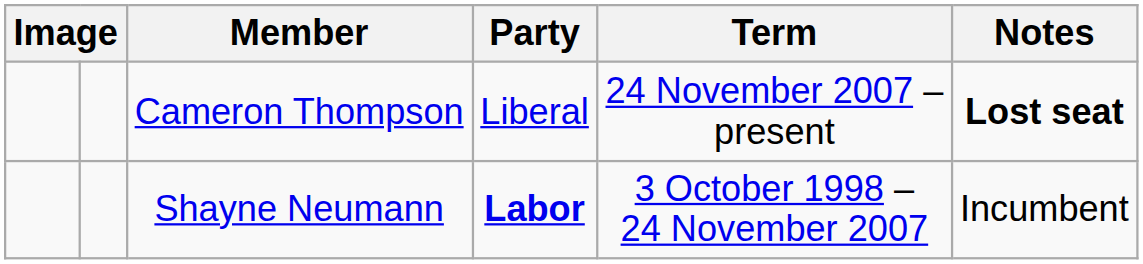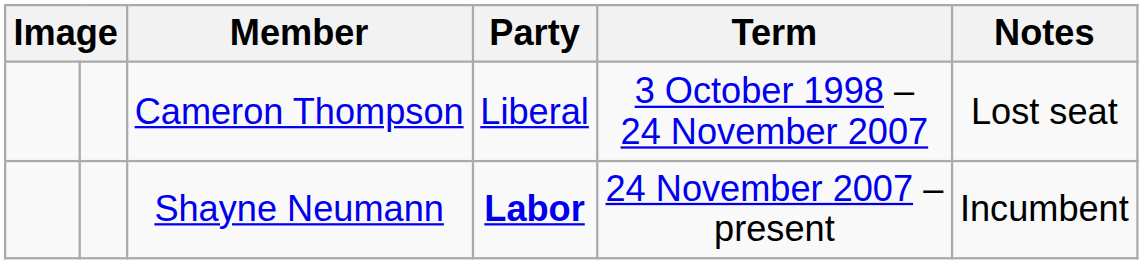(774, 110) 24 November 2007 – present -> (774, 110) 3 October 1998 – 24 November 2007
(1044, 110) bold -> (1044, 110) normal
(774, 208) 3 October 1998 – 24 November 2007 -> (774, 208) 24 November 2007 – present
